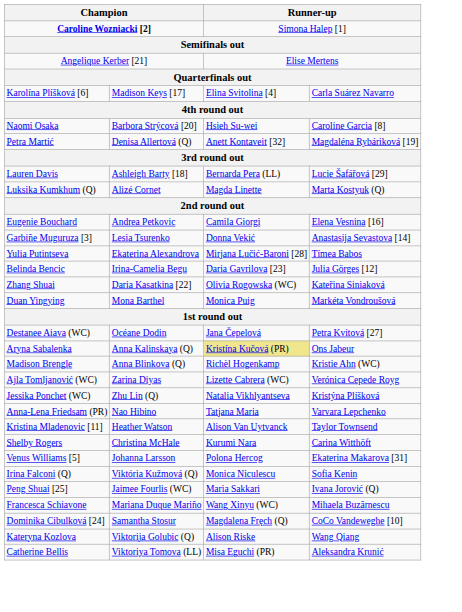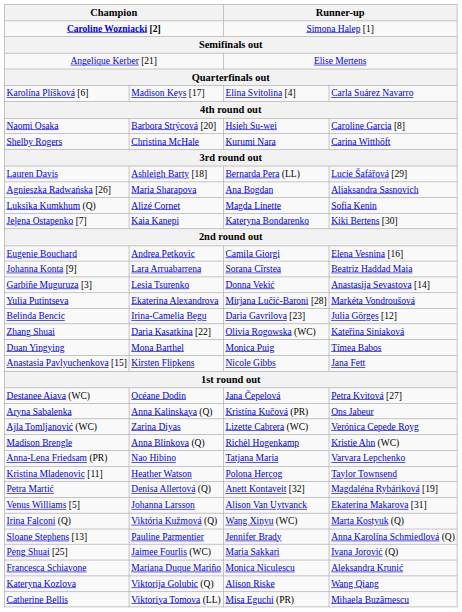rows swapped: (30, 142) <-> (34, 443)
+ row: (59, 190)
(348, 190) Marta Kostyuk (Q) -> (354, 205) Sofia Kenin
+ row: (47, 221)
+ row: (42, 269)
(337, 254) Tímea Babos -> (373, 301) Markéta Vondroušová
(354, 301) Markéta Vondroušová -> (356, 348) Tímea Babos
+ row: (67, 363)
(247, 349) khaki background -> (267, 411) no background
rows swapped: (39, 364) <-> (52, 380)
- row: (49, 396)
(247, 427) Alison Van Uytvanck -> (254, 474) Polona Hercog
(234, 458) Polona Hercog -> (266, 505) Alison Van Uytvanck
(241, 474) Monica Niculescu -> (261, 521) Wang Xinyu (WC)
(334, 474) Sofia Kenin -> (368, 521) Marta Kostyuk (Q)
+ row: (47, 537)
(242, 505) Wang Xinyu (WC) -> (260, 568) Monica Niculescu
(351, 505) Mihaela Buzărnescu -> (367, 568) Aleksandra Krunić
- row: (56, 521)
(348, 552) Aleksandra Krunić -> (370, 599) Mihaela Buzărnescu
